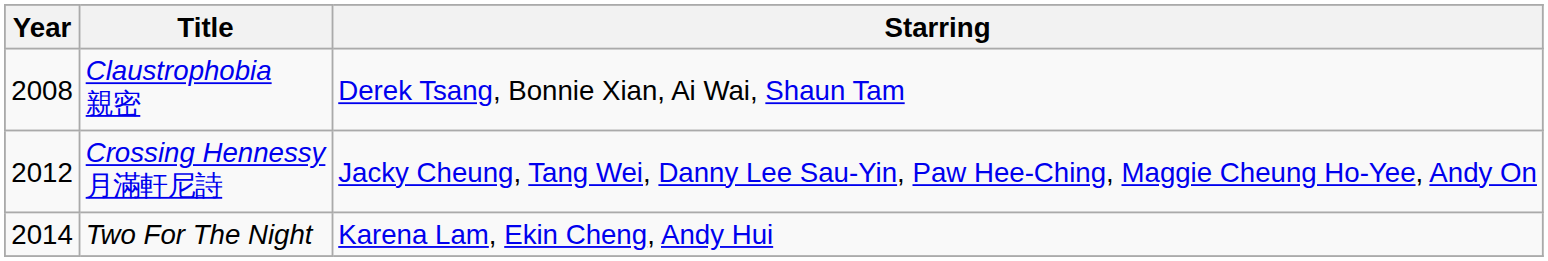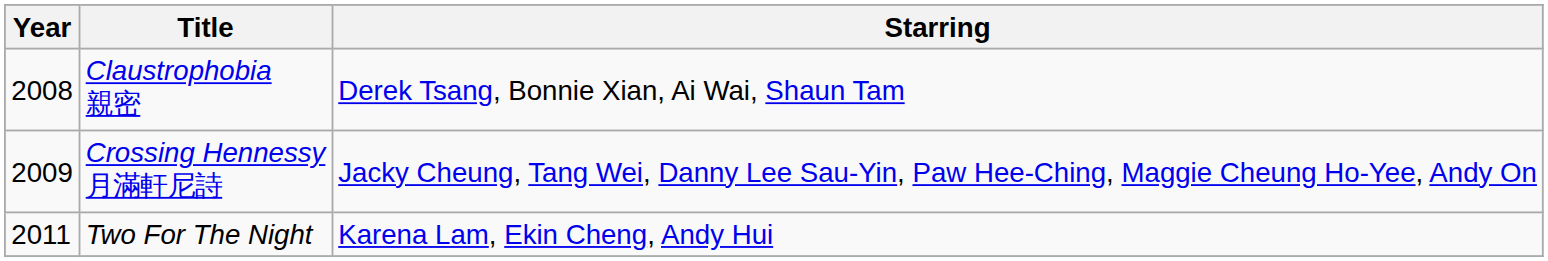(42, 172) 2012 -> (42, 172) 2009
(42, 235) 2014 -> (41, 235) 2011
